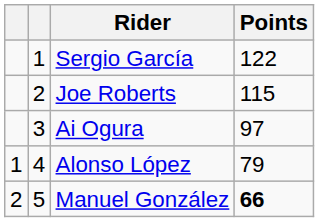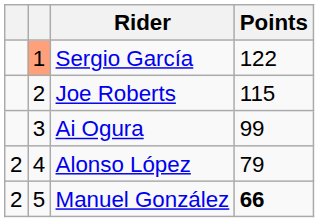(39, 58) no background -> (39, 58) lightsalmon background
(252, 129) 97 -> (252, 129) 99
(16, 164) 1 -> (16, 164) 2
